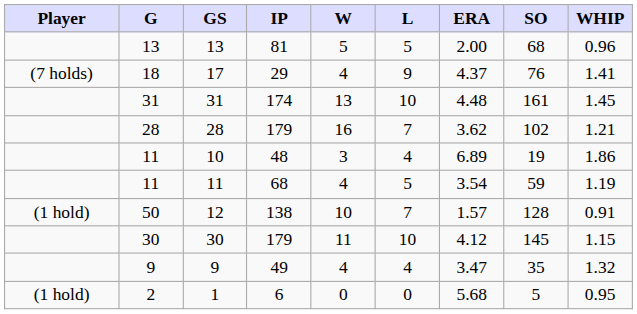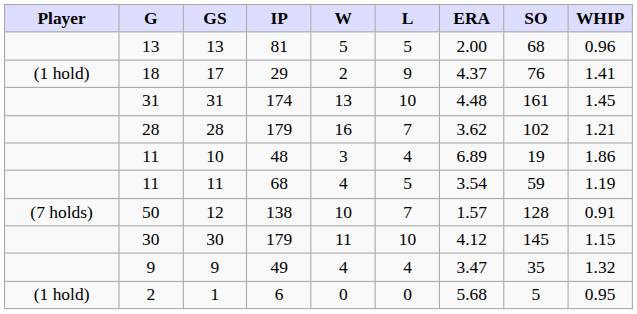(62, 73) (7 holds) -> (62, 73) (1 hold)
(343, 73) 4 -> (343, 73) 2
(62, 211) (1 hold) -> (62, 211) (7 holds)
